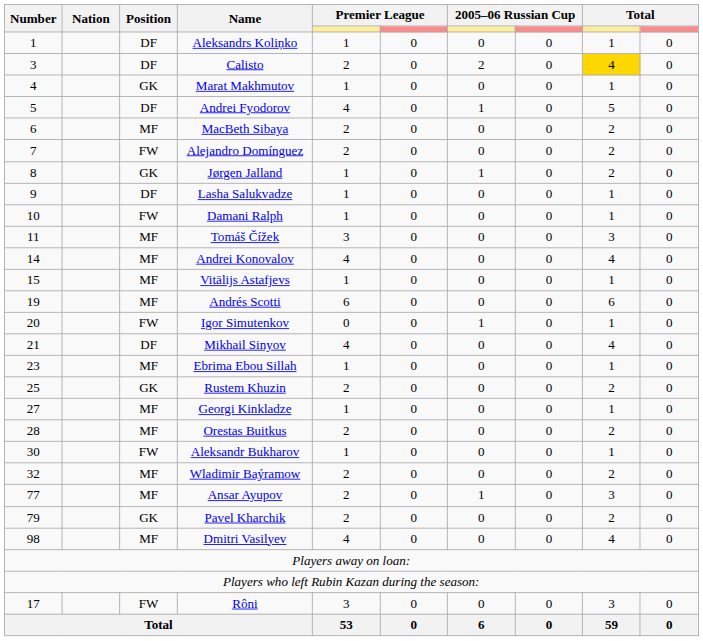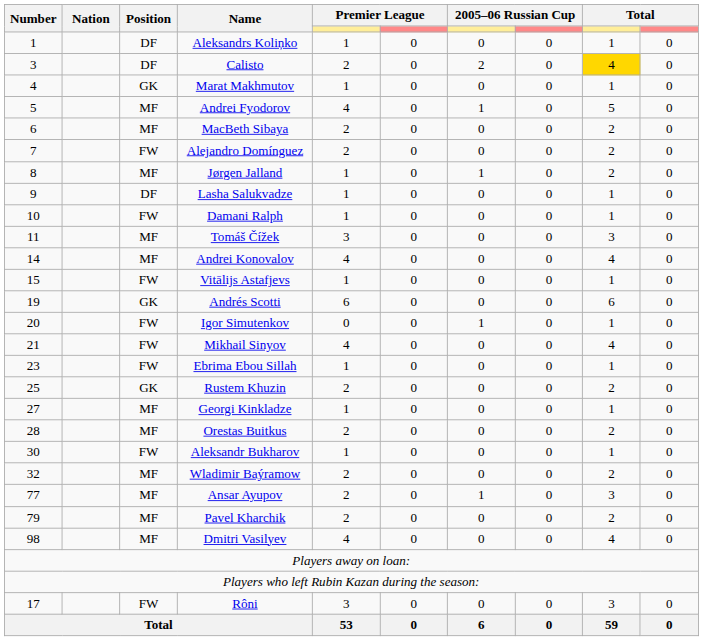(149, 107) DF -> (149, 107) MF
(149, 172) GK -> (149, 172) MF
(149, 280) MF -> (149, 280) FW
(149, 301) MF -> (149, 301) GK
(149, 344) DF -> (149, 344) FW
(149, 366) MF -> (149, 366) FW
(149, 517) GK -> (149, 517) MF
